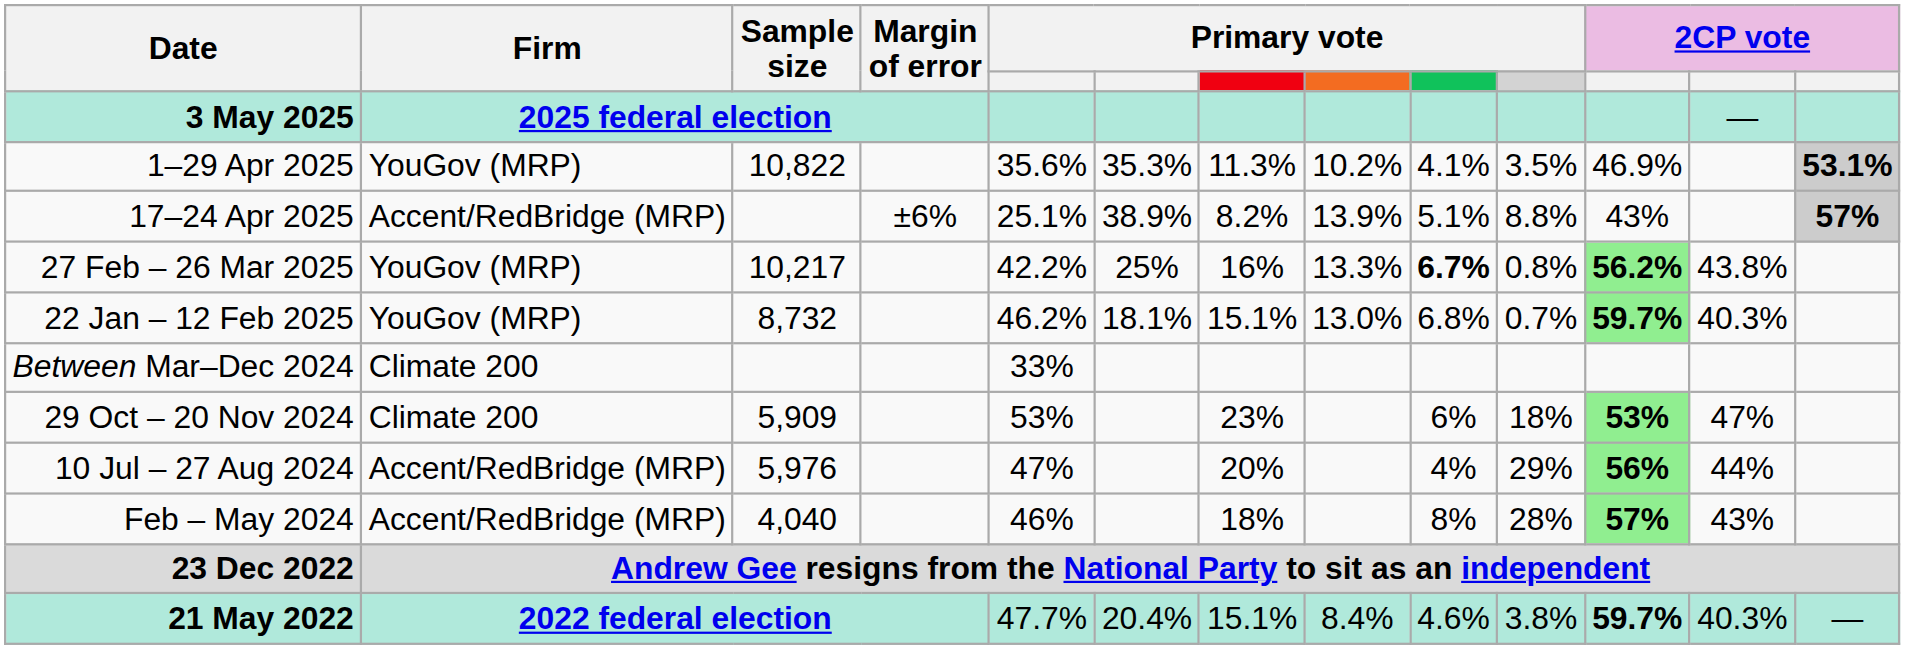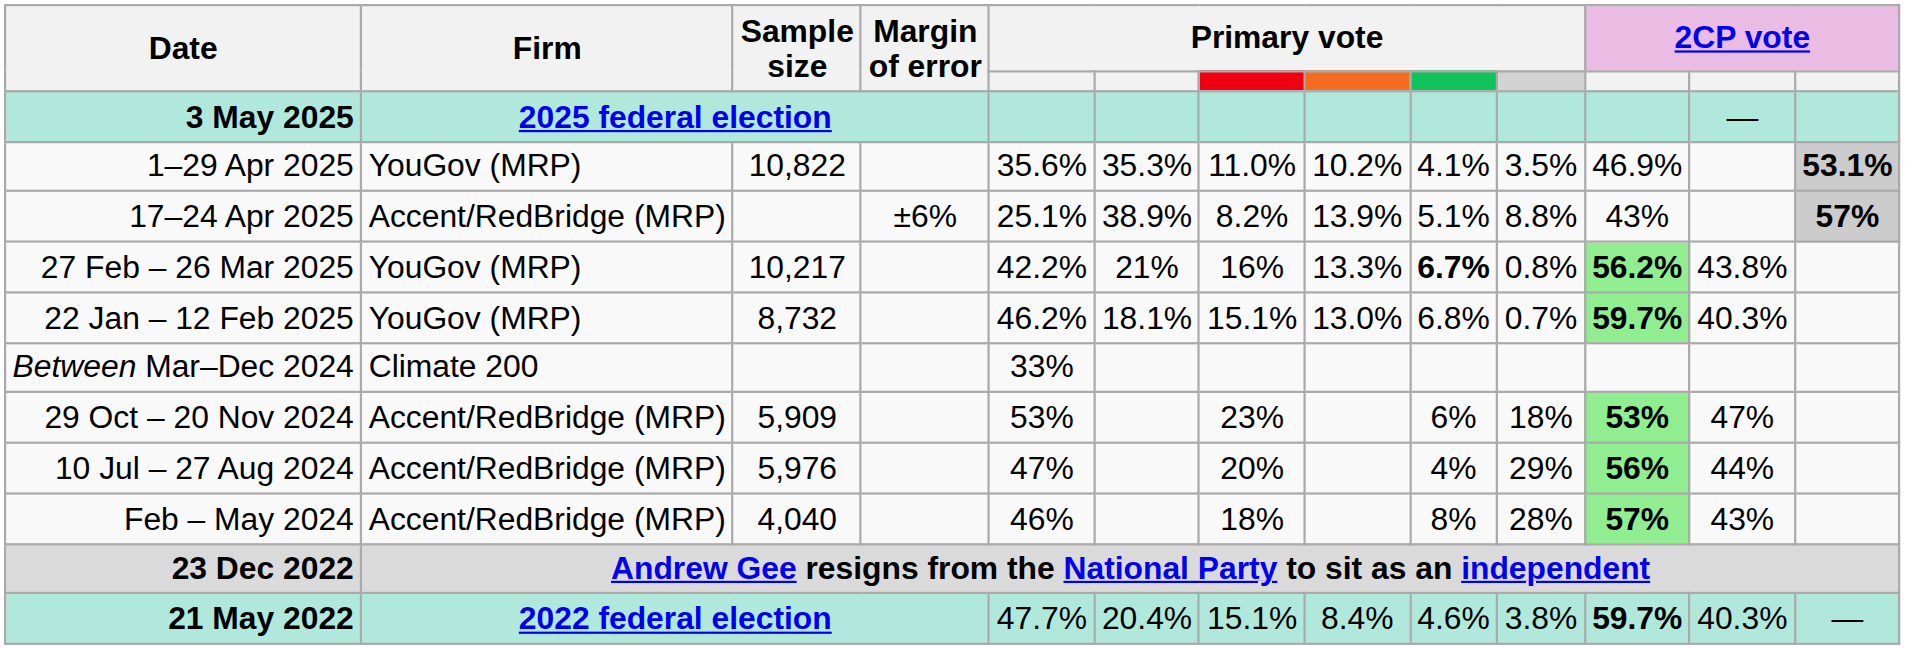(1252, 167) 11.3% -> (1252, 167) 11.0%
(1147, 267) 25% -> (1147, 267) 21%
(454, 418) Climate 200 -> (547, 418) Accent/RedBridge (MRP)
